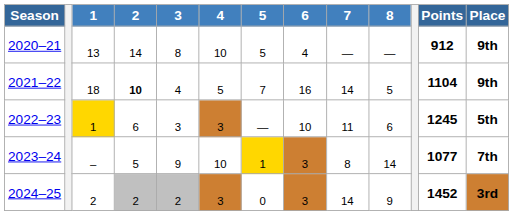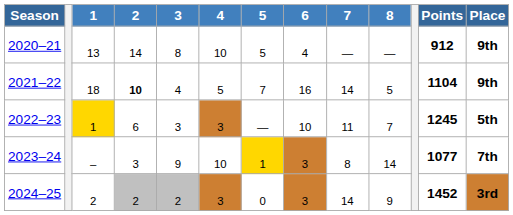(390, 128) 6 -> (390, 128) 7
(136, 165) 5 -> (136, 165) 3
